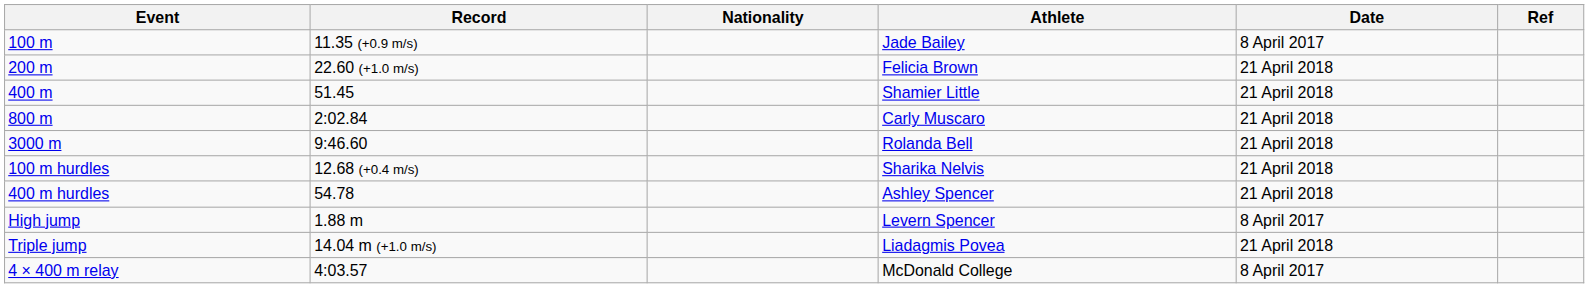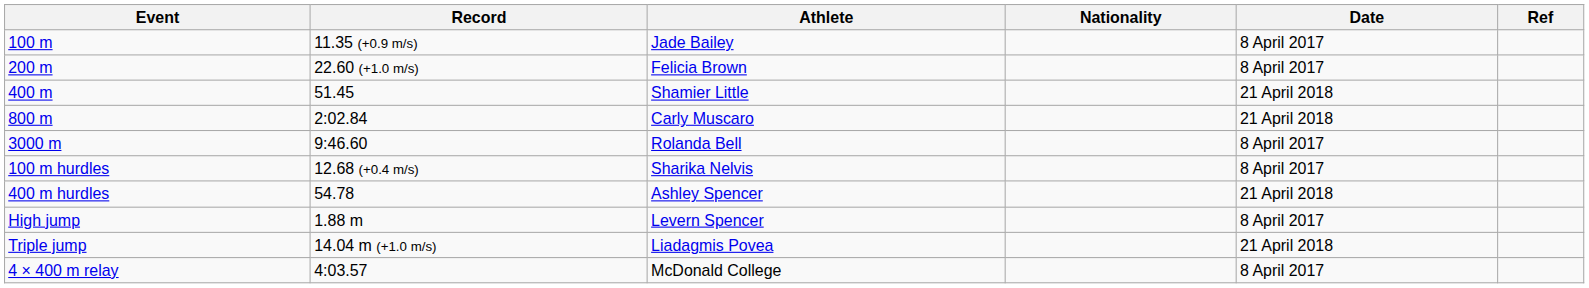columns swapped: (1057, 17) <-> (763, 17)
(1287, 68) 21 April 2018 -> (1282, 68) 8 April 2017
(1287, 144) 21 April 2018 -> (1282, 144) 8 April 2017
(1287, 169) 21 April 2018 -> (1282, 169) 8 April 2017
